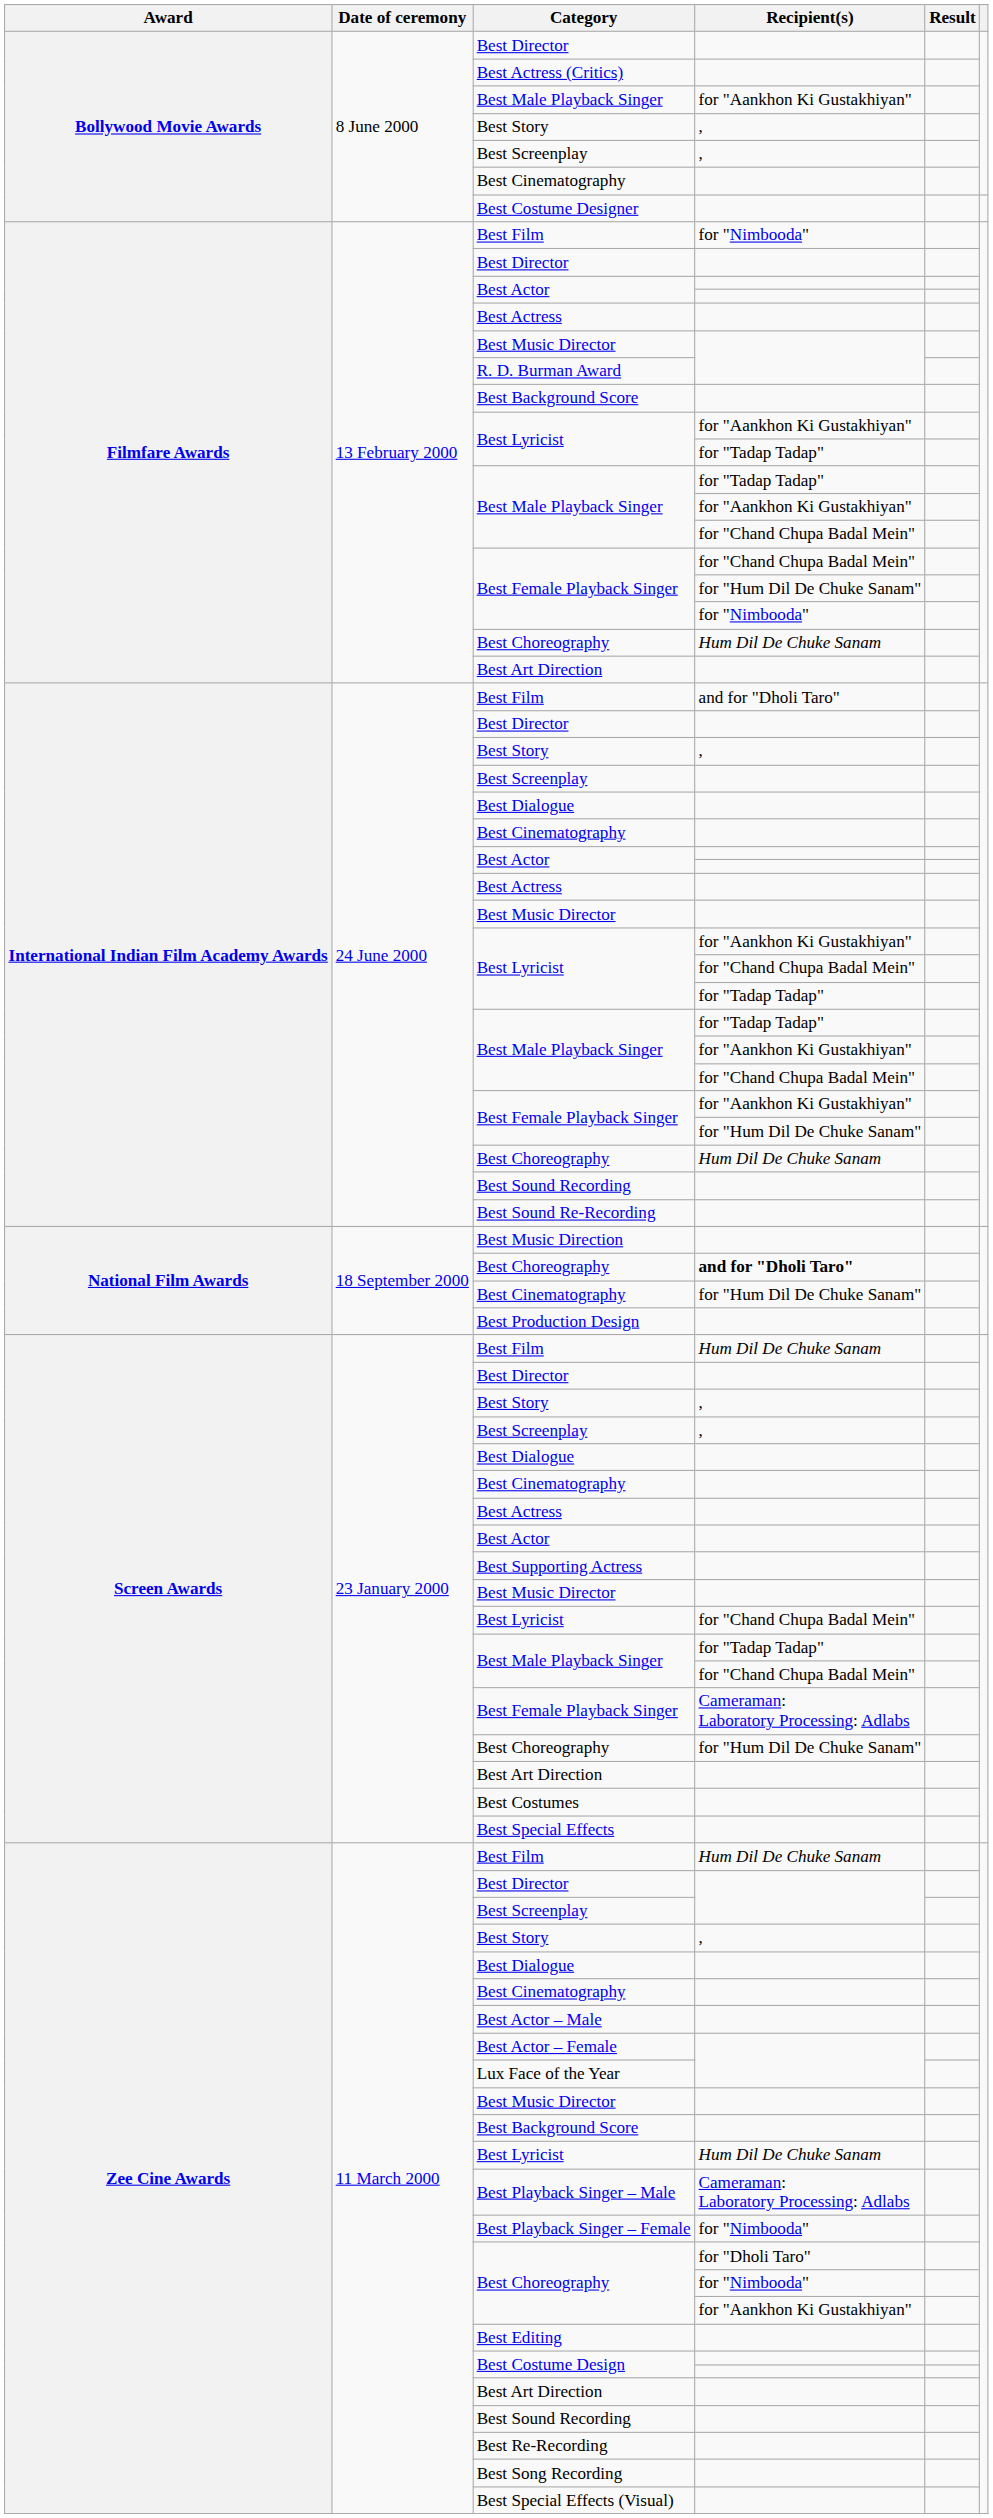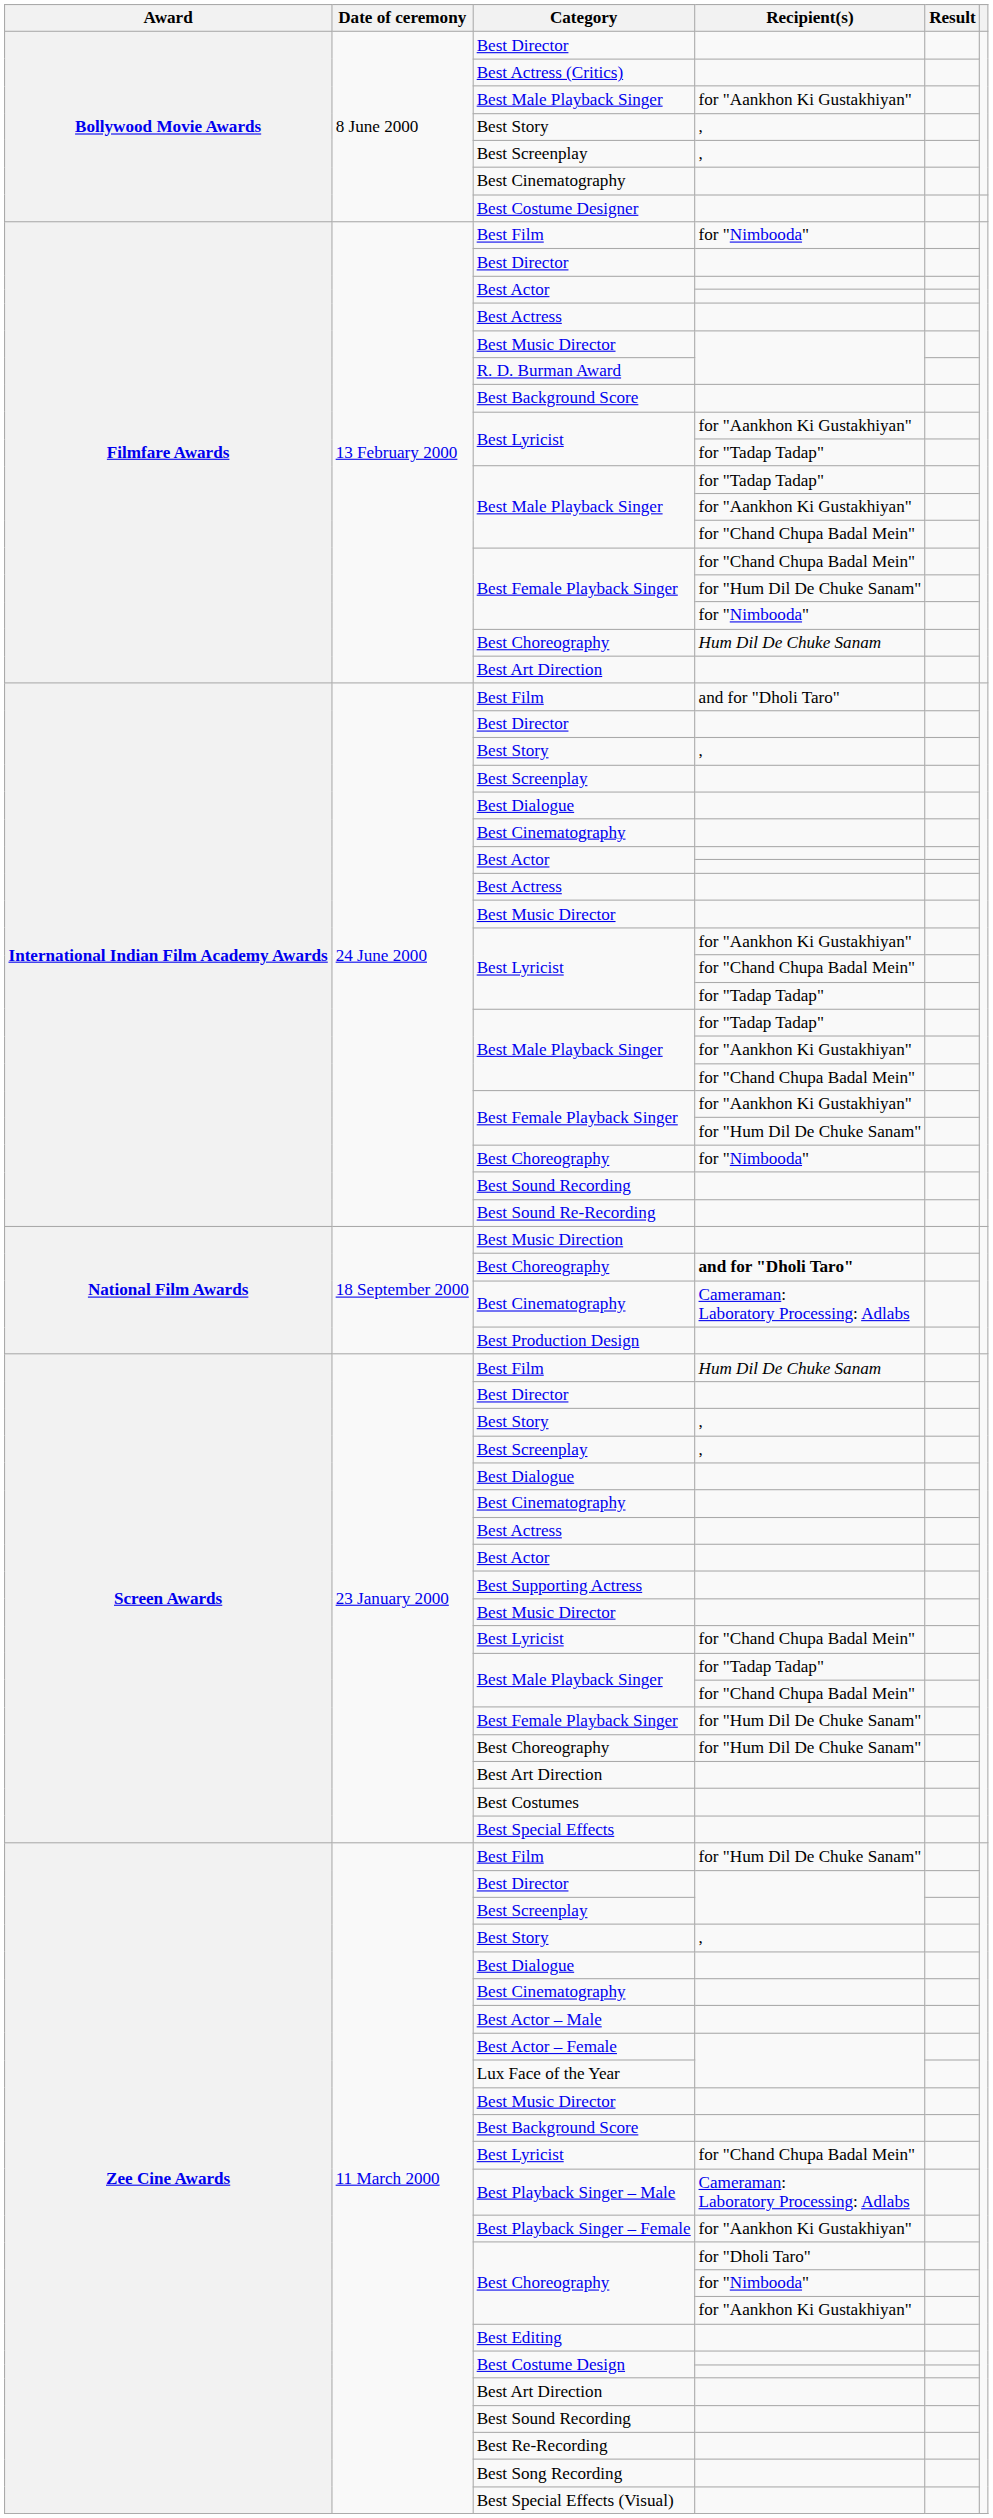(790, 1158) Hum Dil De Chuke Sanam -> (754, 1158) for "Nimbooda"
(810, 1294) for "Hum Dil De Chuke Sanam" -> (804, 1303) Cameraman: Laboratory Processing: Adlabs
(804, 1711) Cameraman: Laboratory Processing: Adlabs -> (810, 1720) for "Hum Dil De Chuke Sanam"
(790, 1856) Hum Dil De Chuke Sanam -> (810, 1856) for "Hum Dil De Chuke Sanam"
(790, 2155) Hum Dil De Chuke Sanam -> (807, 2155) for "Chand Chupa Badal Mein"
(754, 2228) for "Nimbooda" -> (805, 2228) for "Aankhon Ki Gustakhiyan"
